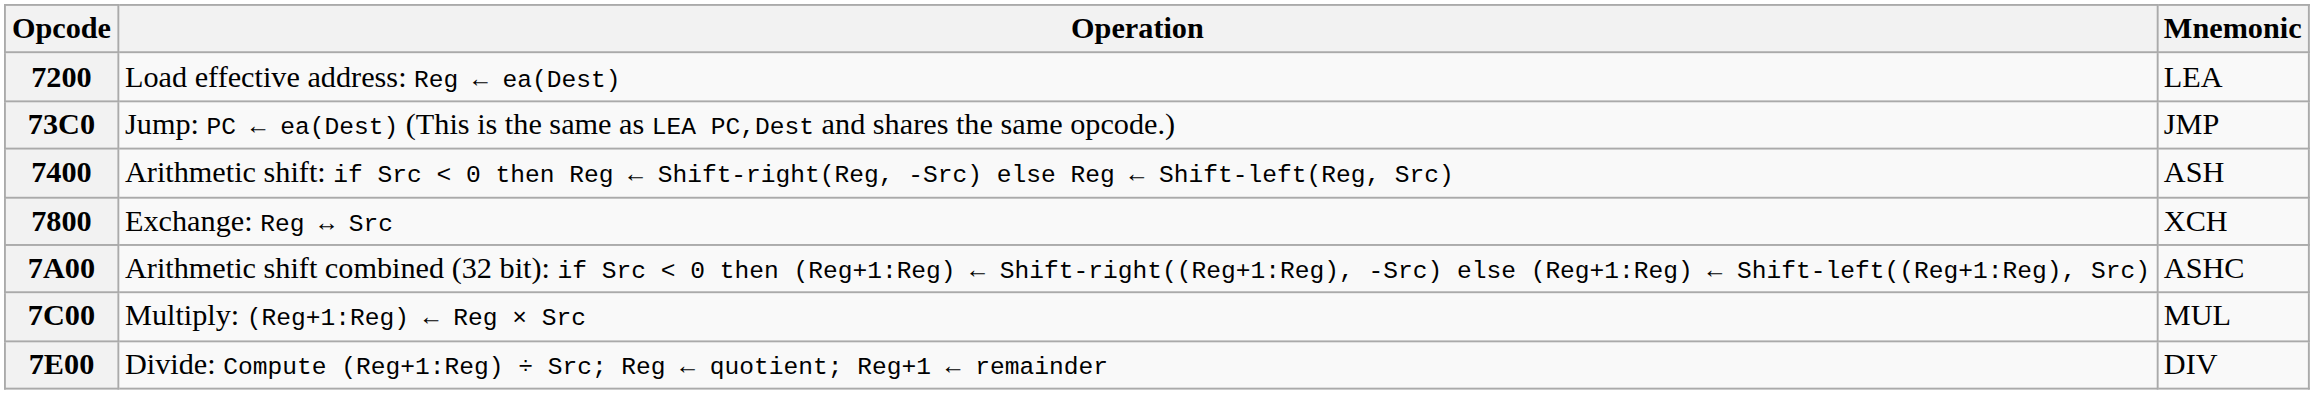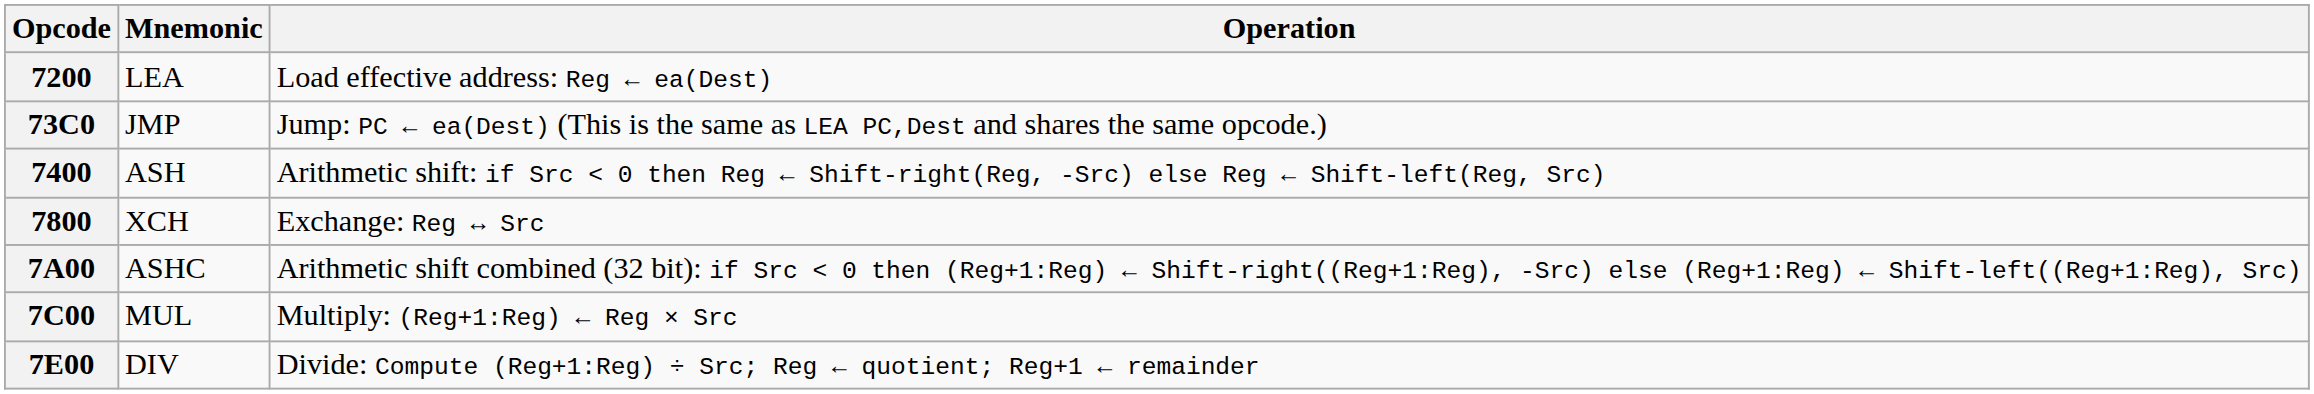columns swapped: (2233, 28) <-> (1137, 28)
